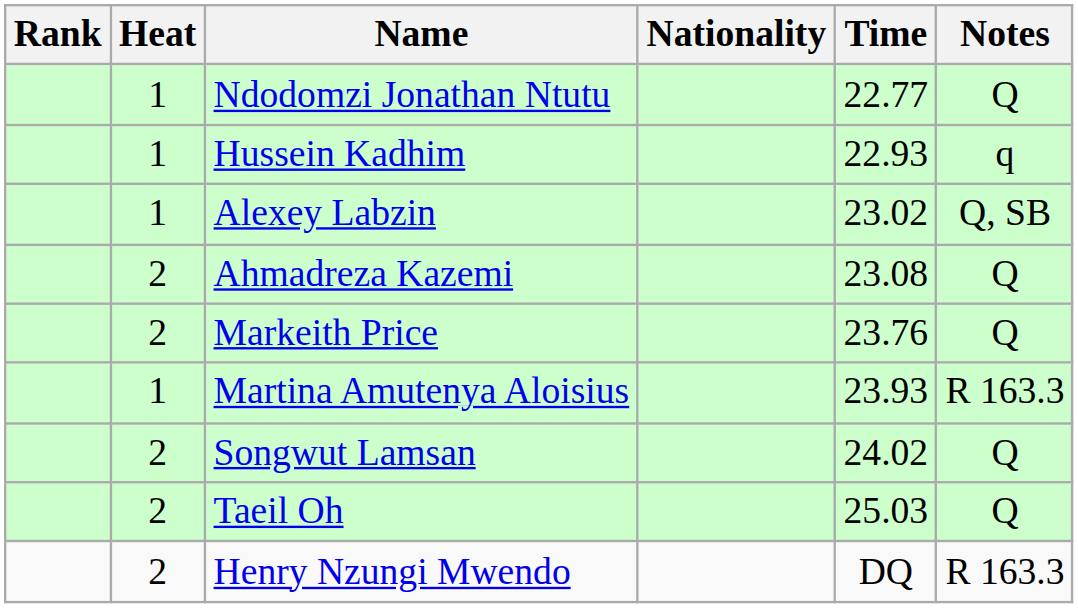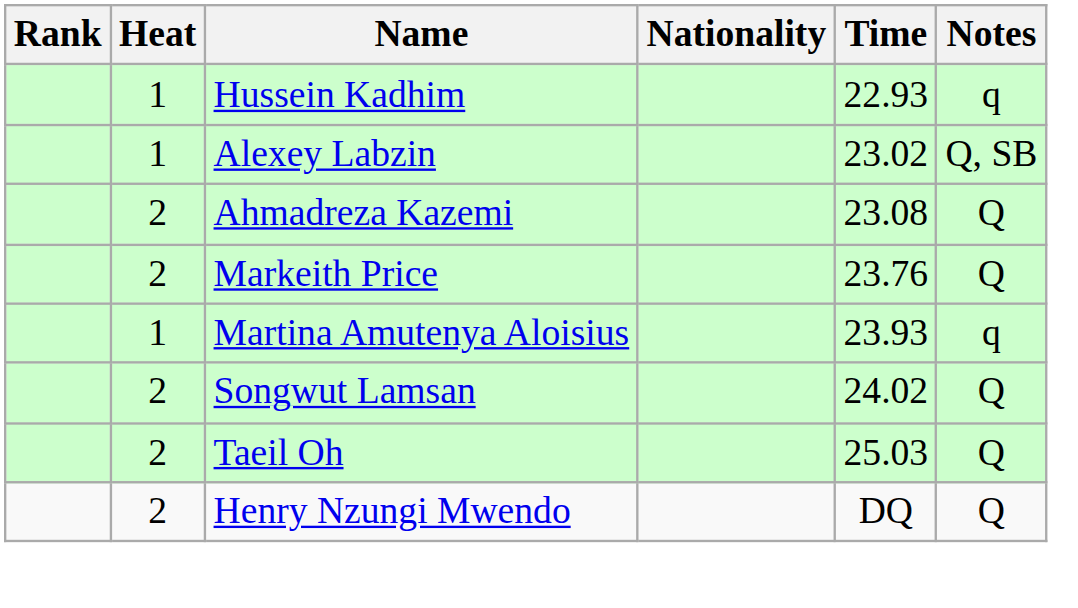- row: (412, 93)
(1005, 392) R 163.3 -> (991, 332) q
(1005, 570) R 163.3 -> (991, 511) Q
